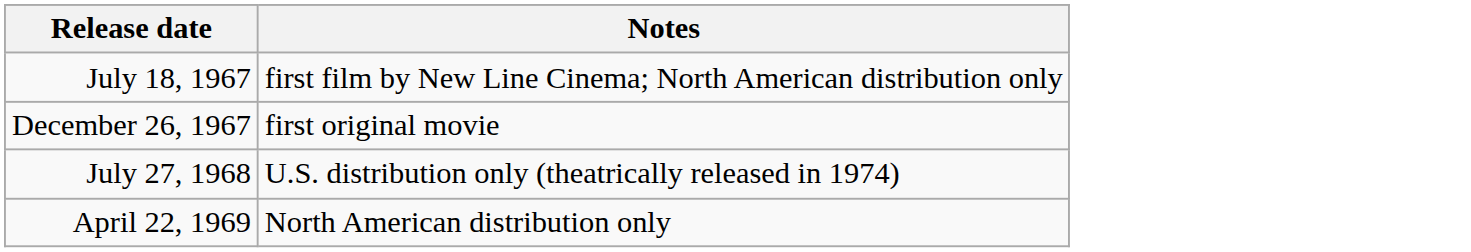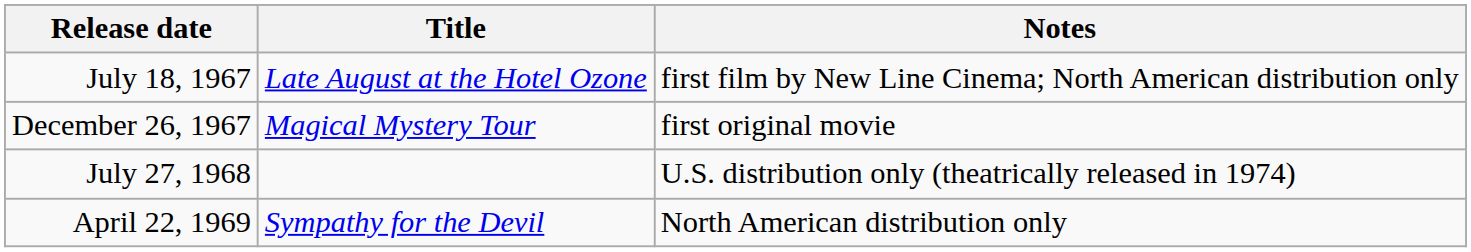+ column: (456, 28)
